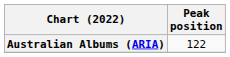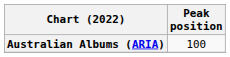(196, 44) 122 -> (196, 44) 100
